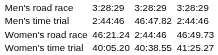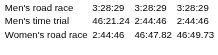(108, 21) 2:44:46 -> (111, 21) 46:21.24
(153, 21) 46:47.82 -> (151, 21) 2:44:46
(111, 34) 46:21.24 -> (108, 34) 2:44:46
(151, 34) 2:44:46 -> (153, 34) 46:47.82
- row: (44, 48)
